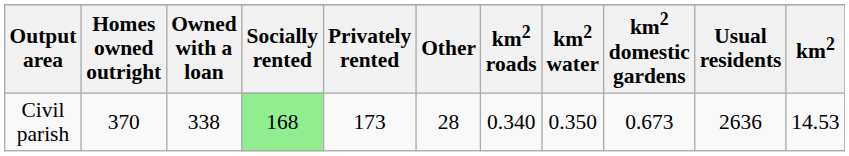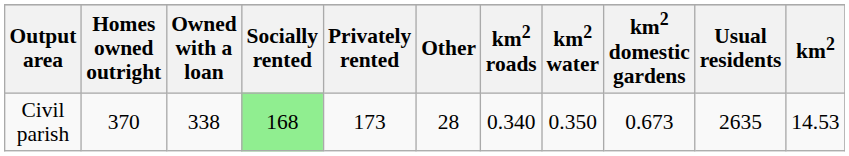(741, 121) 2636 -> (741, 121) 2635
